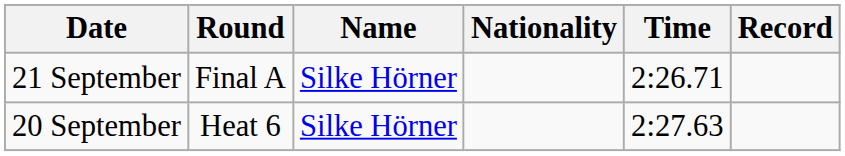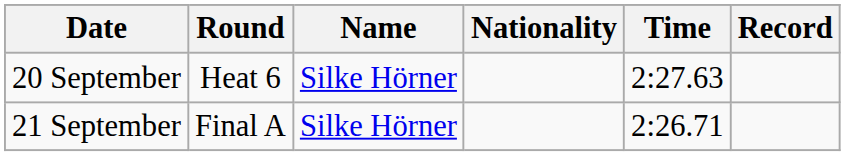rows swapped: (96, 125) <-> (96, 77)
